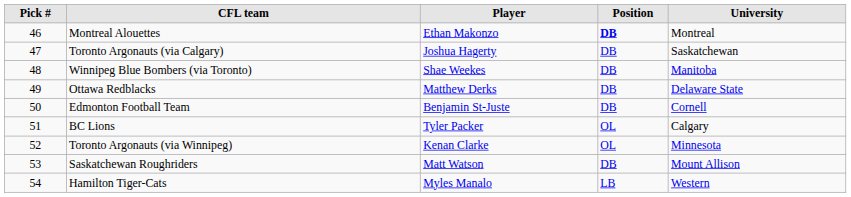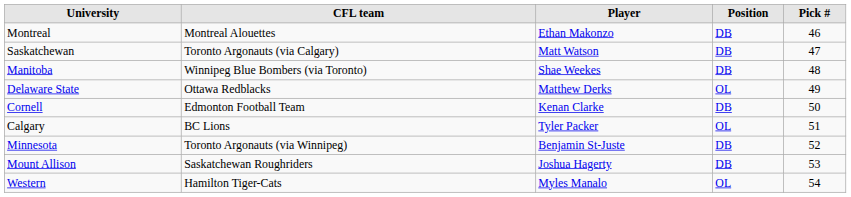columns swapped: (35, 13) <-> (757, 13)
(608, 32) bold -> (724, 32) normal
(460, 51) Joshua Hagerty -> (568, 51) Matt Watson
(608, 88) DB -> (723, 88) OL
(466, 107) Benjamin St-Juste -> (571, 107) Kenan Clarke
(456, 145) Kenan Clarke -> (582, 145) Benjamin St-Juste
(608, 145) OL -> (724, 145) DB
(453, 164) Matt Watson -> (575, 164) Joshua Hagerty
(608, 182) LB -> (723, 182) OL
